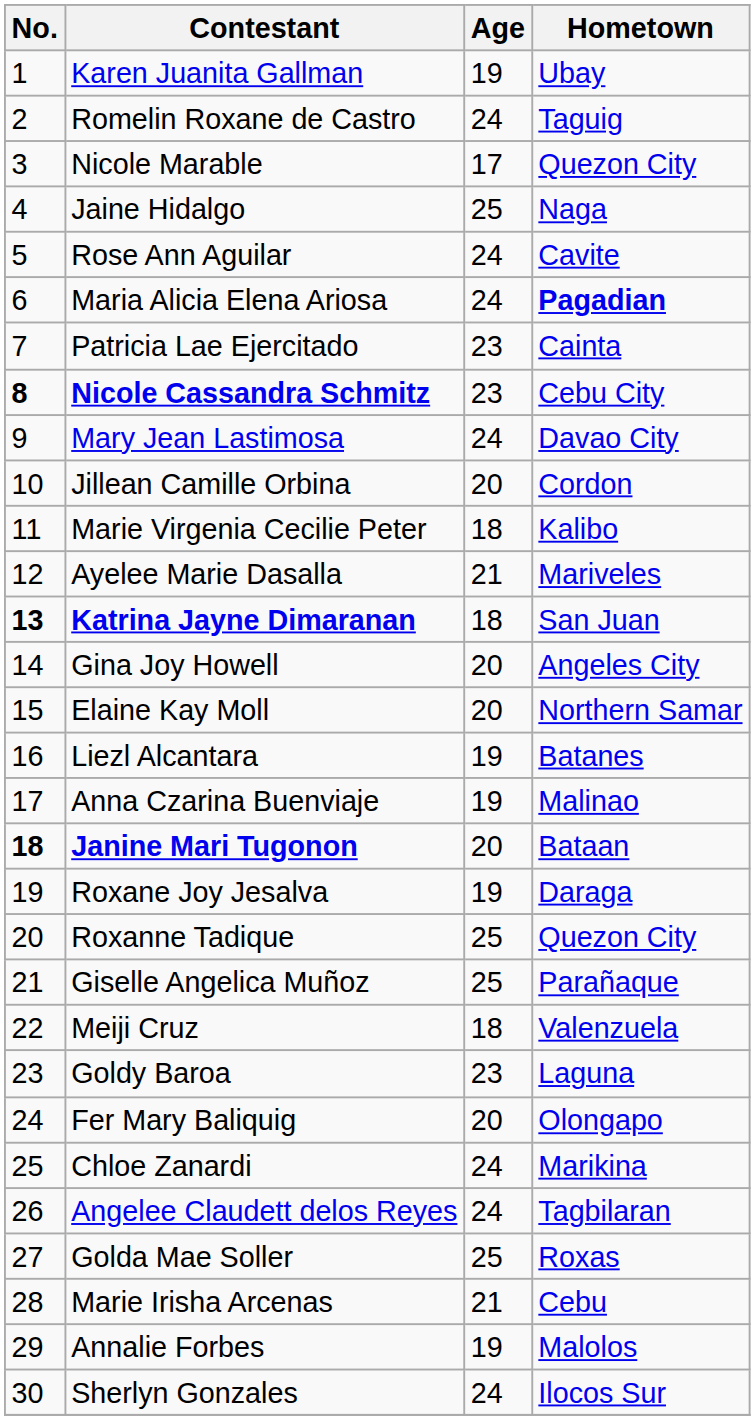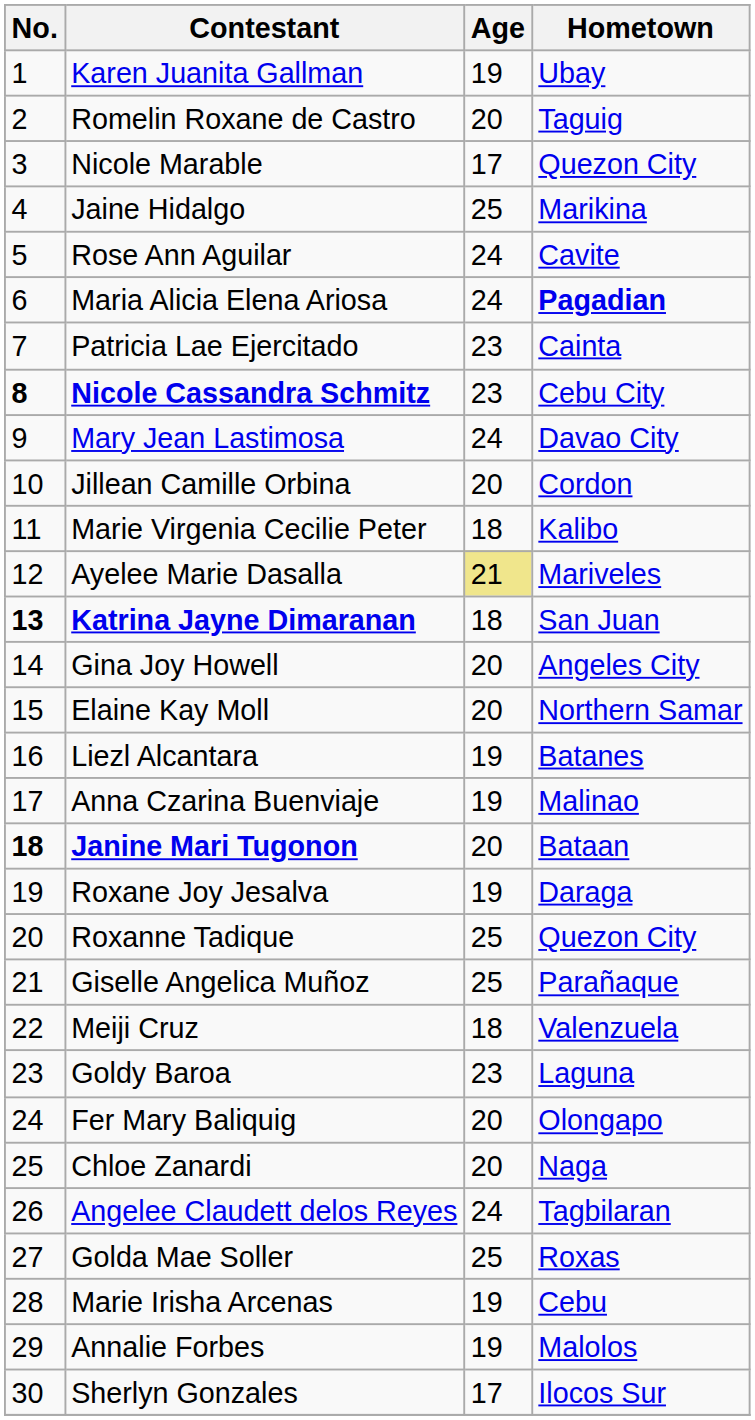(487, 119) 24 -> (487, 119) 20
(573, 210) Naga -> (593, 210) Marikina
(487, 574) no background -> (487, 574) khaki background
(487, 1165) 24 -> (487, 1165) 20
(593, 1165) Marikina -> (573, 1165) Naga
(487, 1301) 21 -> (487, 1301) 19
(487, 1392) 24 -> (487, 1392) 17
